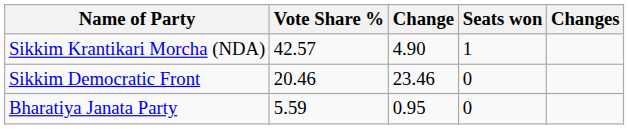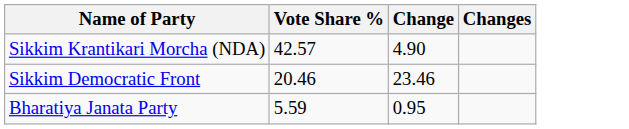- column: (503, 19)
